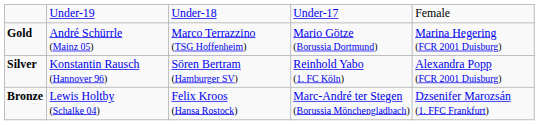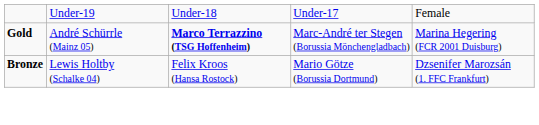(213, 39) normal -> (217, 39) bold
(335, 39) Mario Götze (Borussia Dortmund) -> (352, 39) Marc-André ter Stegen (Borussia Mönchengladbach)
- row: (22, 64)
(352, 103) Marc-André ter Stegen (Borussia Mönchengladbach) -> (335, 71) Mario Götze (Borussia Dortmund)
